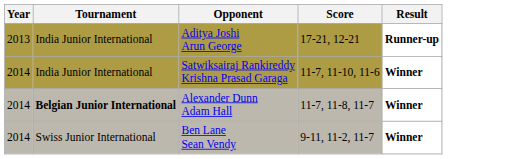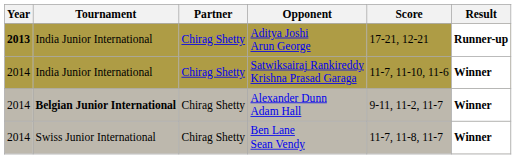+ column: (213, 14)
(19, 40) normal -> (19, 40) bold
(337, 105) 11-7, 11-8, 11-7 -> (406, 105) 9-11, 11-2, 11-7
(337, 137) 9-11, 11-2, 11-7 -> (406, 137) 11-7, 11-8, 11-7
